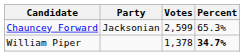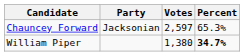(179, 28) 2,599 -> (179, 28) 2,597
(179, 43) 1,378 -> (179, 43) 1,380
